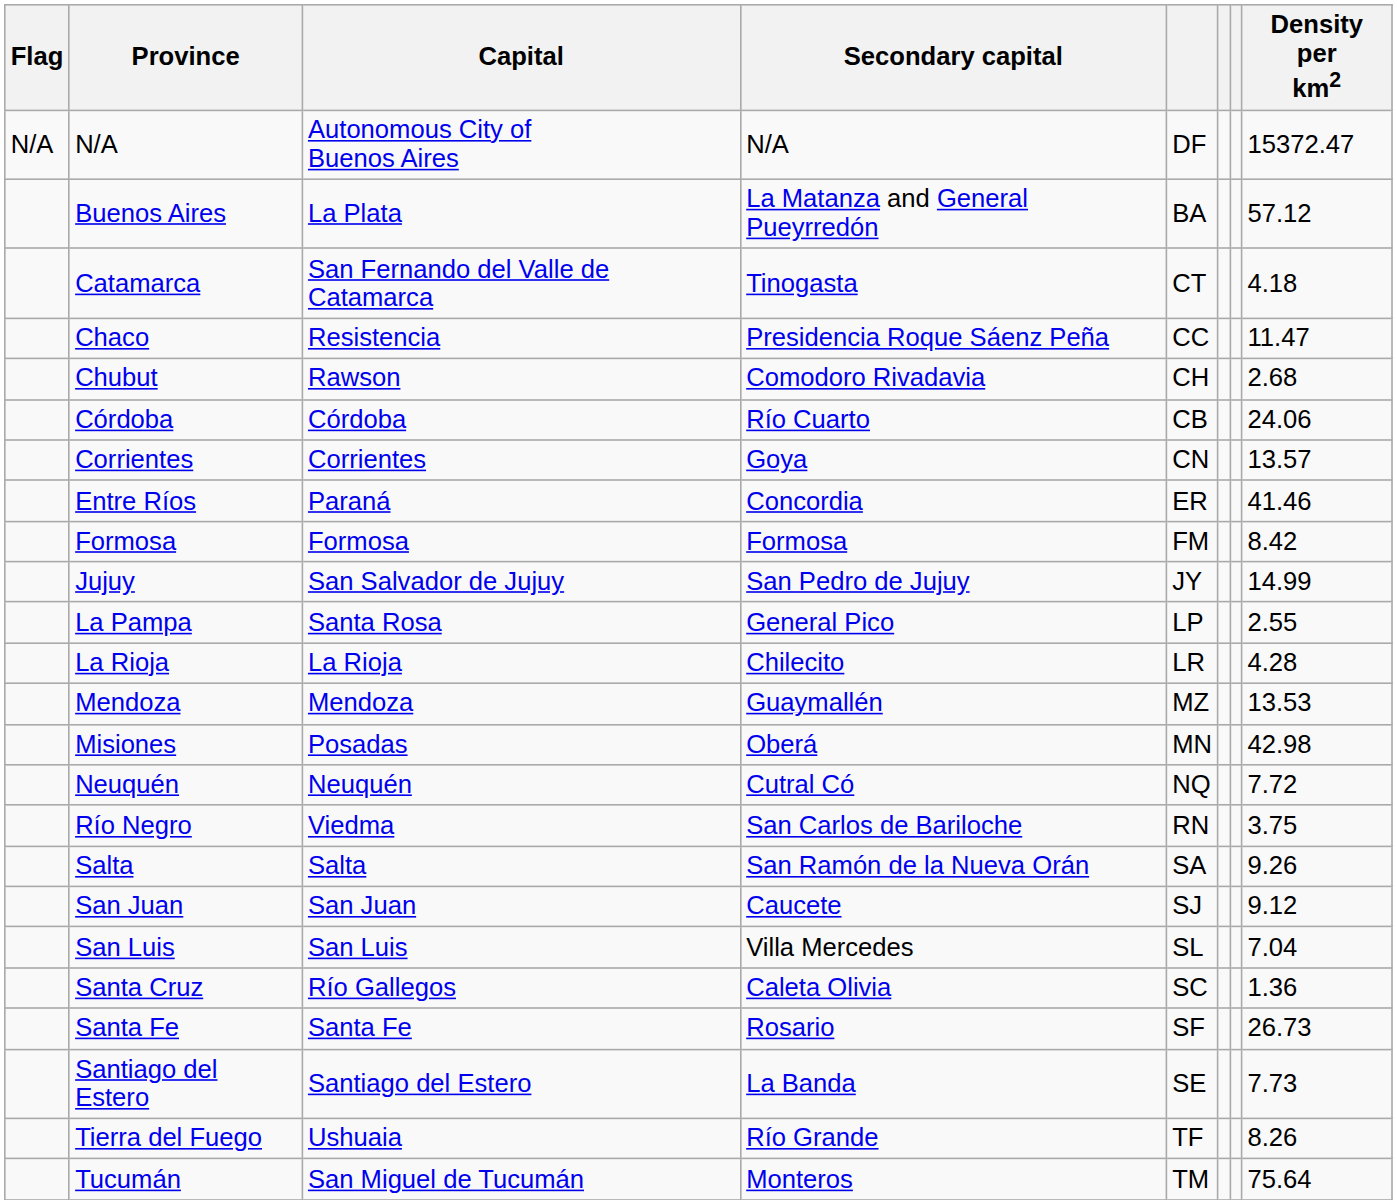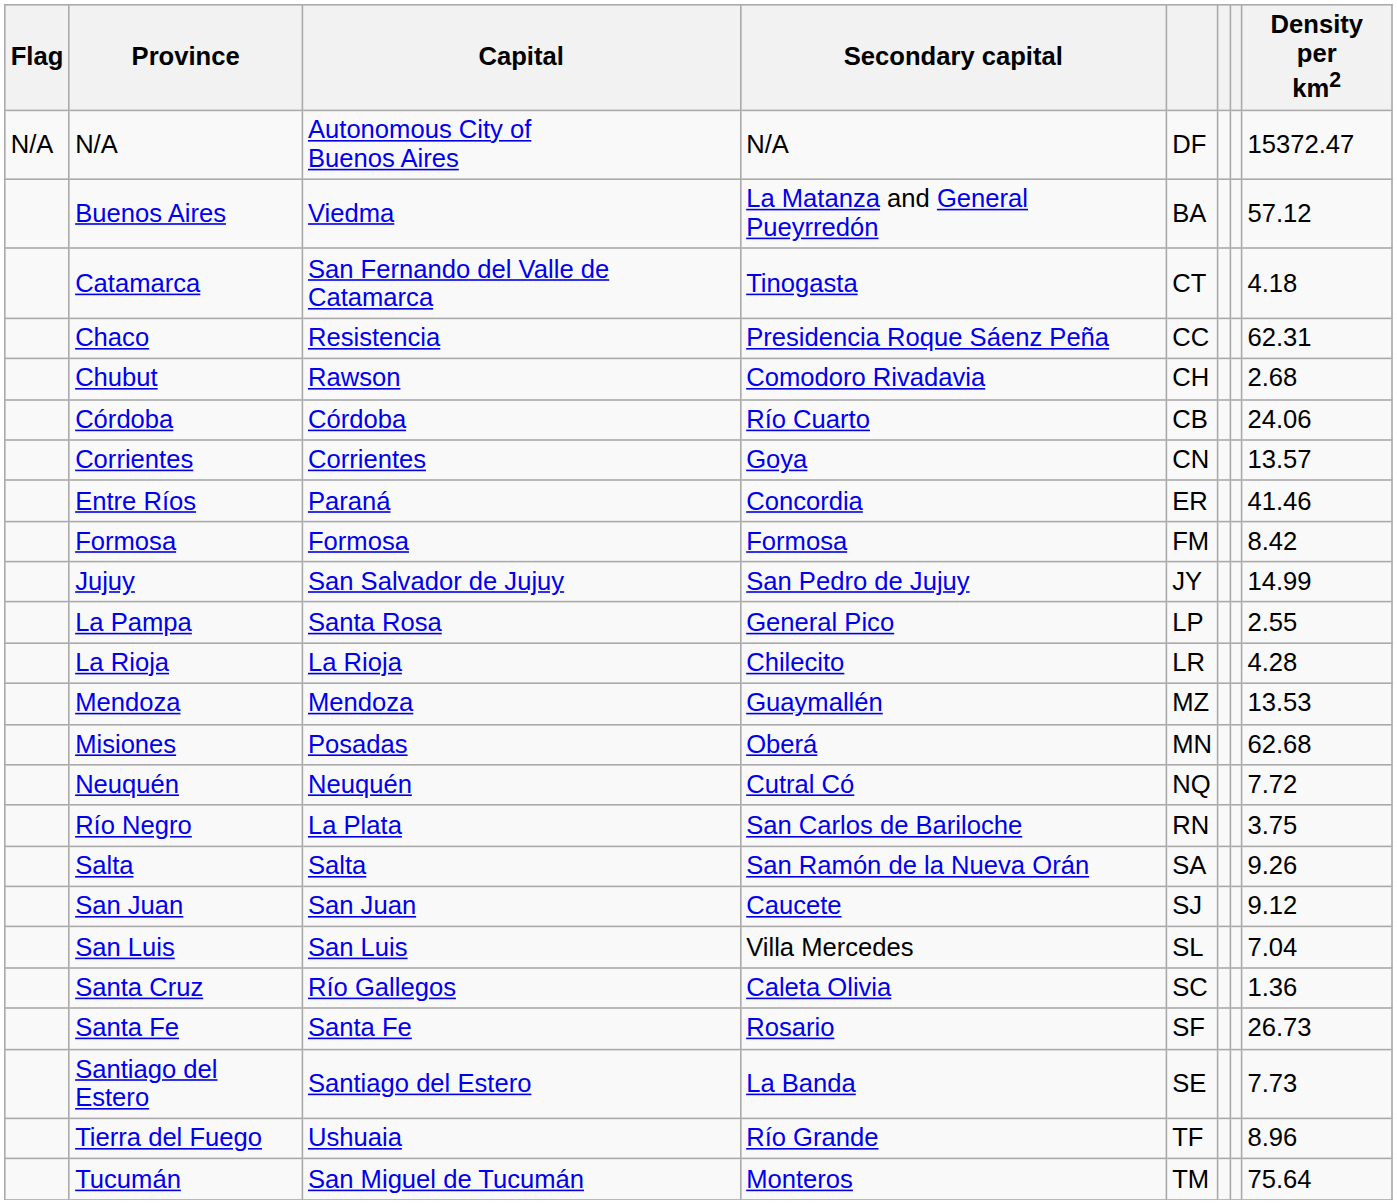(355, 213) La Plata -> (351, 213) Viedma
(1279, 338) 11.47 -> (1279, 338) 62.31
(1279, 744) 42.98 -> (1279, 744) 62.68
(351, 825) Viedma -> (355, 825) La Plata
(1272, 1138) 8.26 -> (1272, 1138) 8.96
